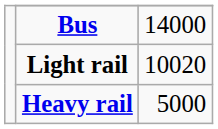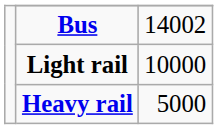(175, 24) 14000 -> (175, 24) 14002
(175, 64) 10020 -> (175, 64) 10000
